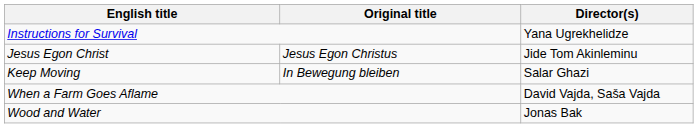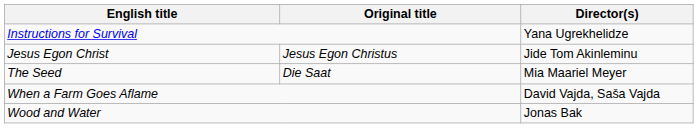- row: (44, 73)
+ row: (34, 73)
